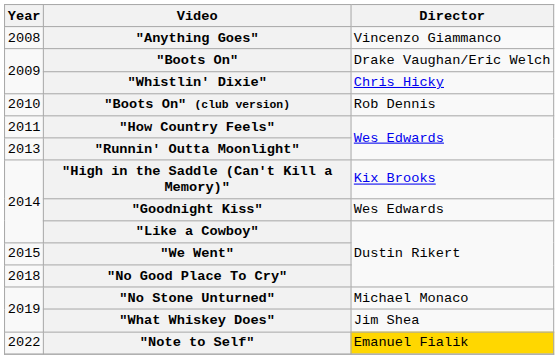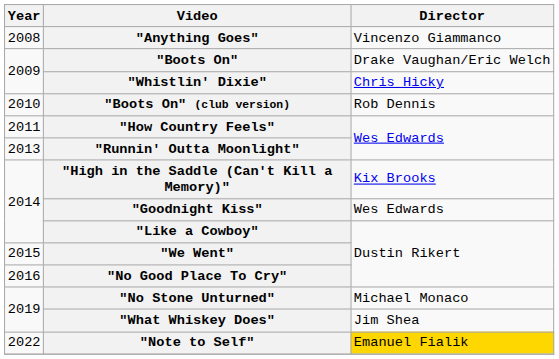(24, 276) 2018 -> (24, 276) 2016
